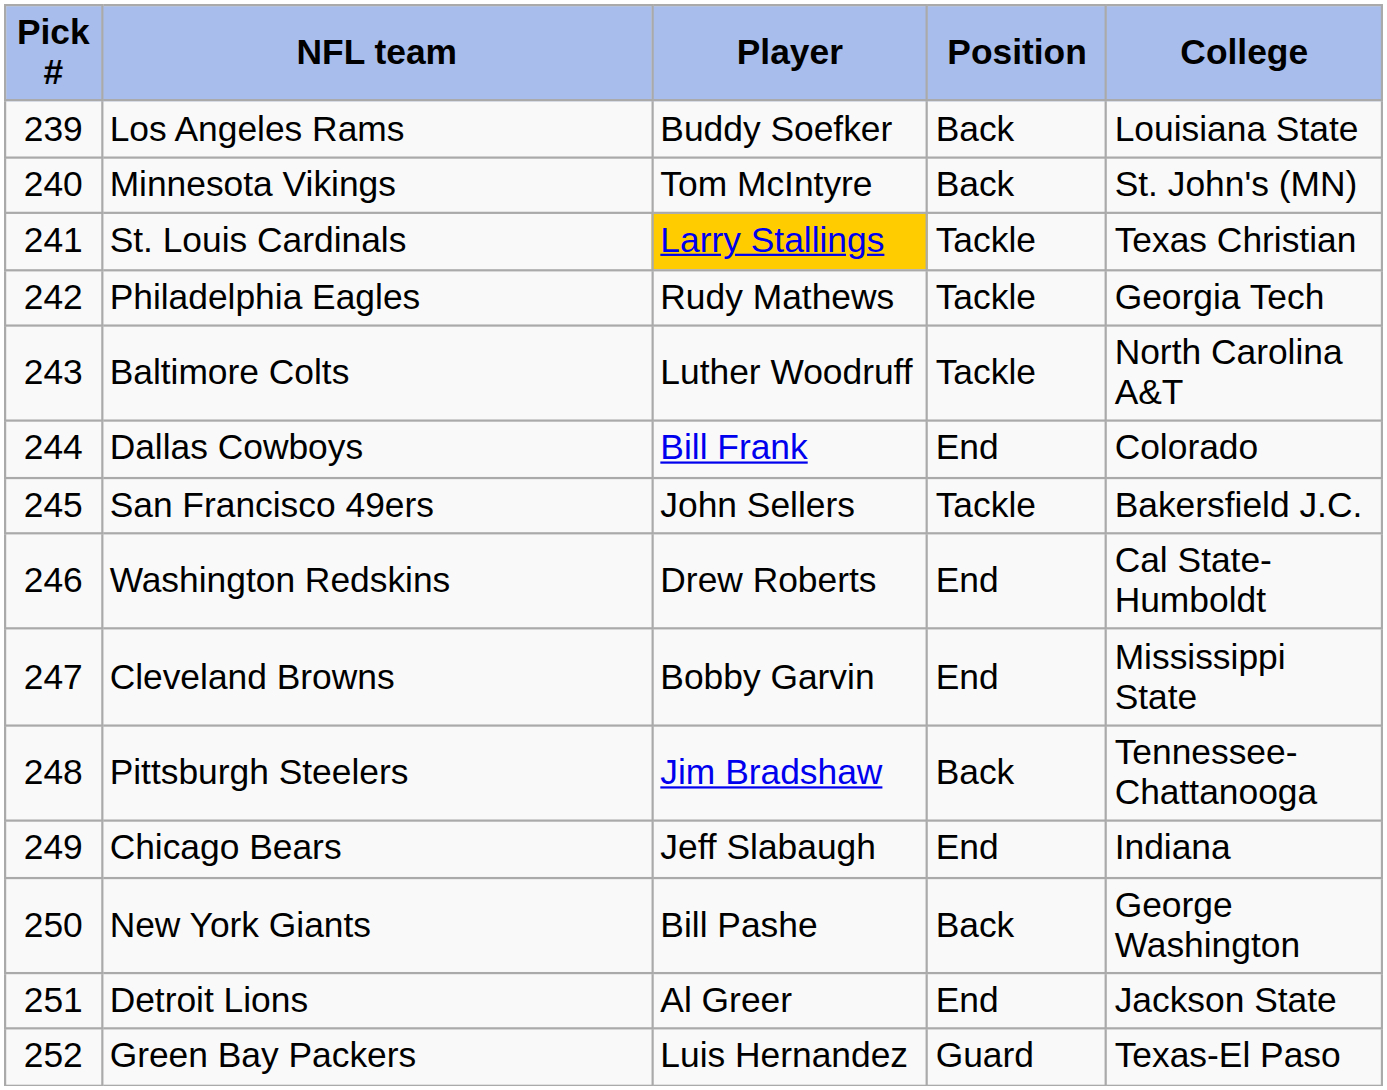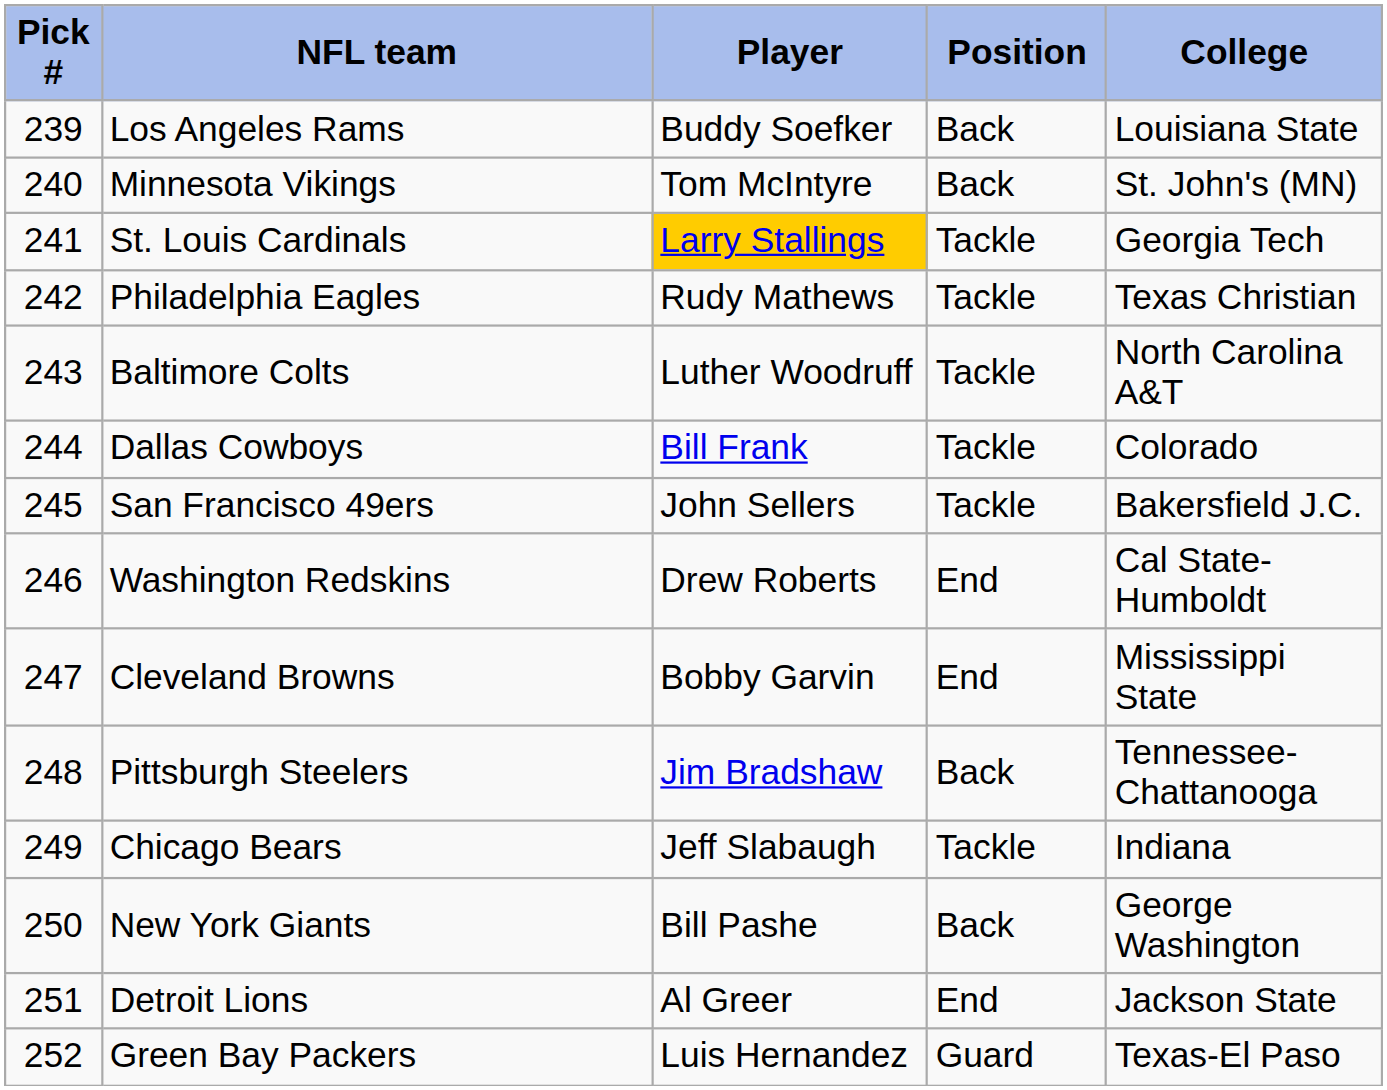(1236, 240) Texas Christian -> (1220, 240) Georgia Tech
(1220, 296) Georgia Tech -> (1236, 296) Texas Christian
(967, 448) End -> (986, 448) Tackle
(967, 848) End -> (986, 848) Tackle
